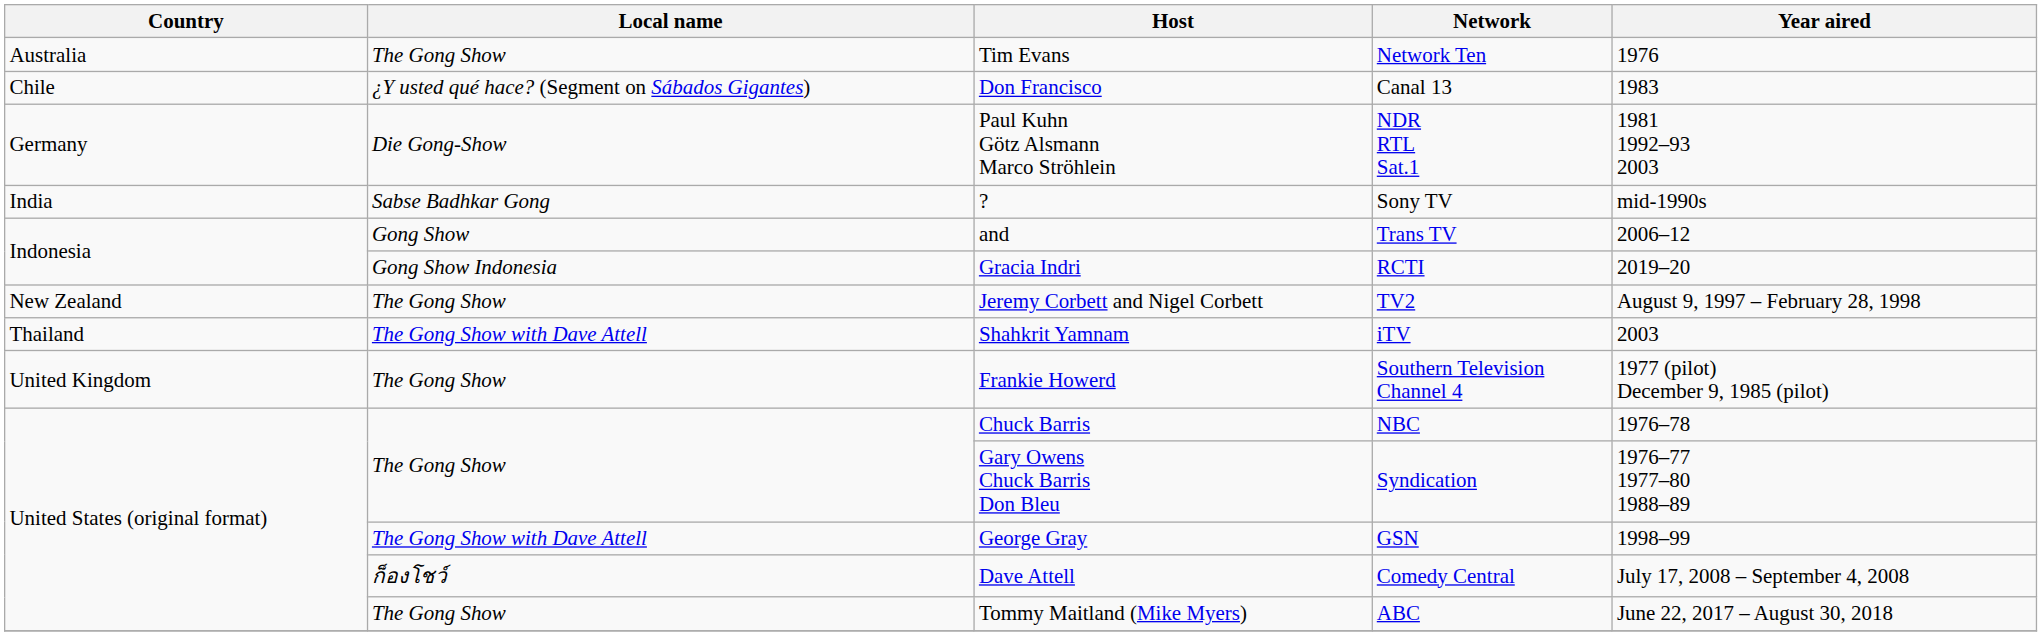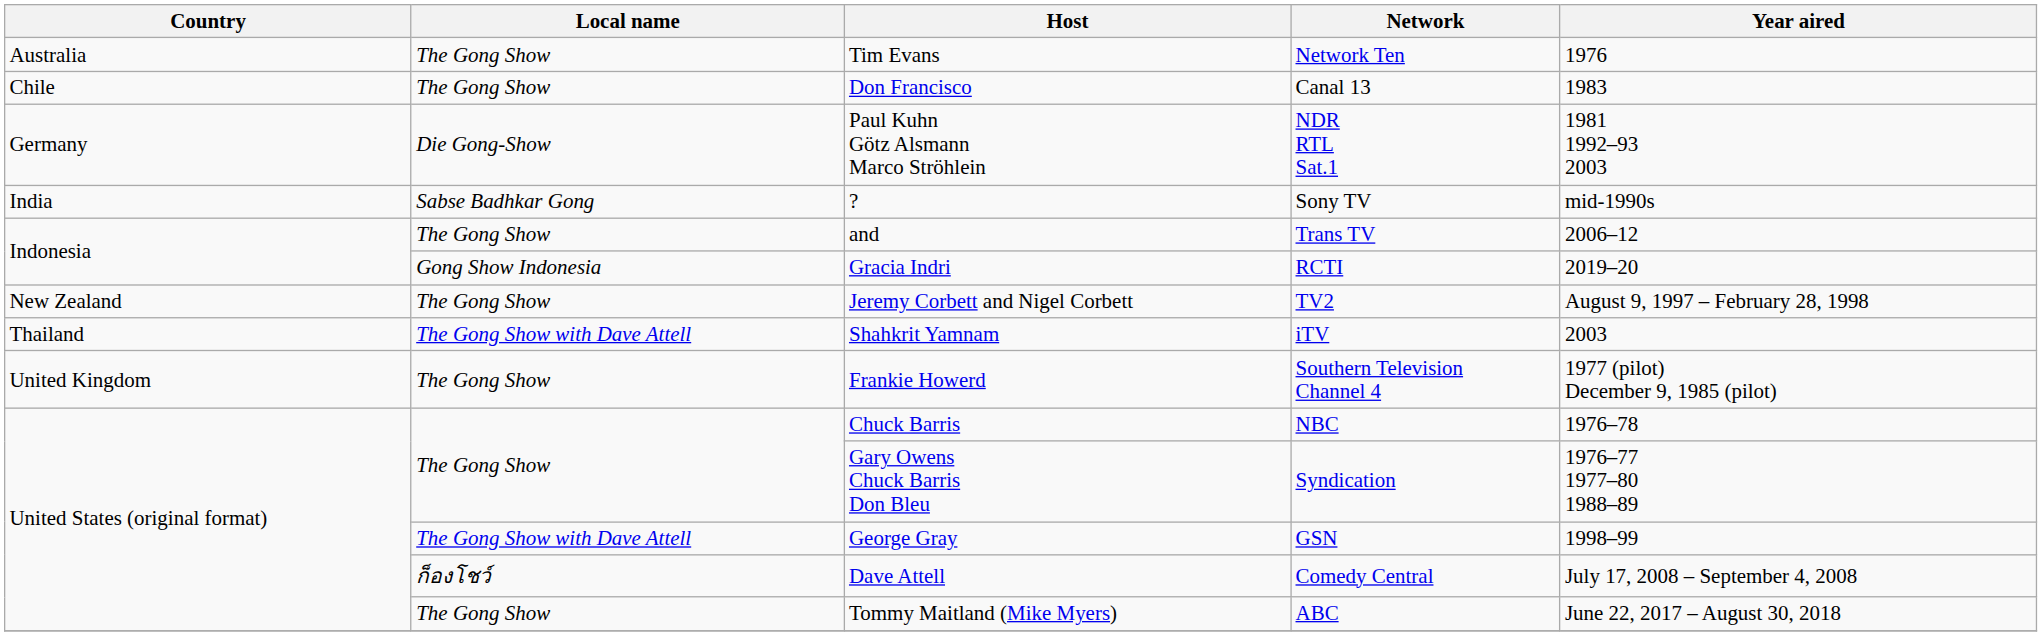(591, 87) ¿Y usted qué hace? (Segment on Sábados Gigantes) -> (483, 87) The Gong Show
(421, 234) Gong Show -> (483, 234) The Gong Show
